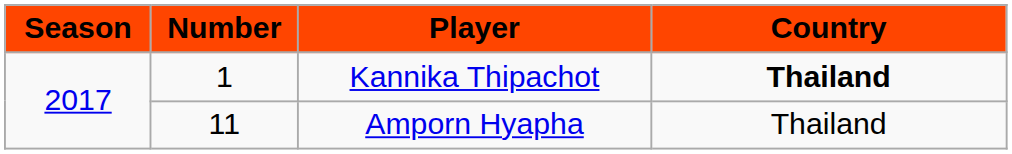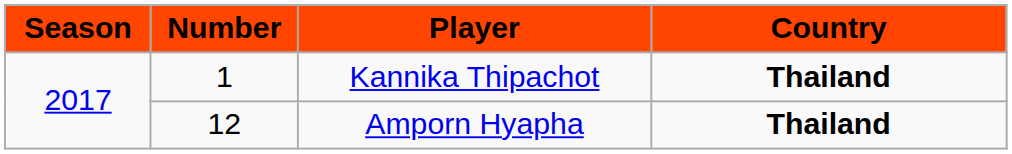(224, 124) 11 -> (224, 124) 12
(829, 124) normal -> (829, 124) bold
